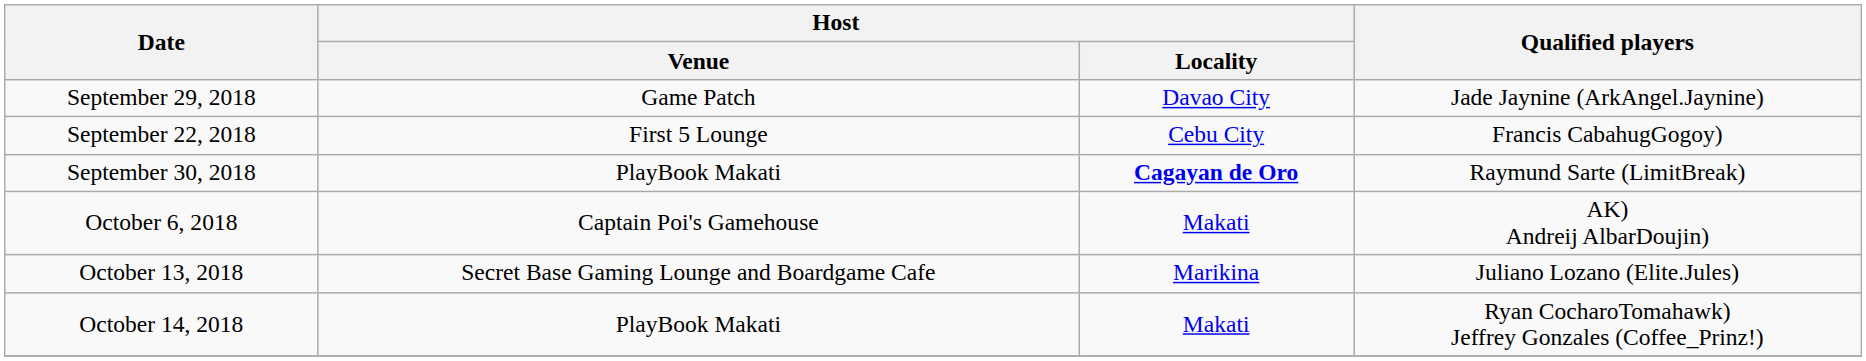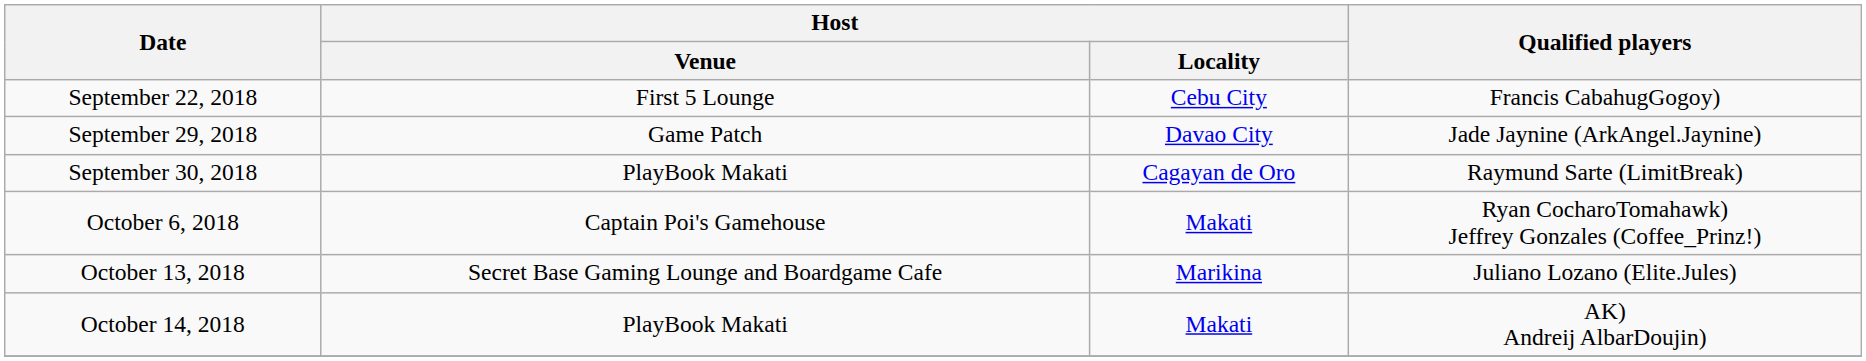rows swapped: (161, 135) <-> (161, 97)
(1216, 172) bold -> (1219, 172) normal
(1607, 222) AK) Andreij AlbarDoujin) -> (1605, 222) Ryan CocharoTomahawk) Jeffrey Gonzales (Coffee_Prinz!)
(1607, 323) Ryan CocharoTomahawk) Jeffrey Gonzales (Coffee_Prinz!) -> (1605, 323) AK) Andreij AlbarDoujin)
